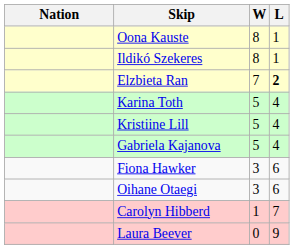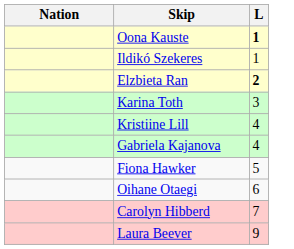- column: (259, 15)
(276, 37) normal -> (256, 37) bold
(276, 102) 4 -> (256, 102) 3
(276, 168) 6 -> (256, 168) 5
